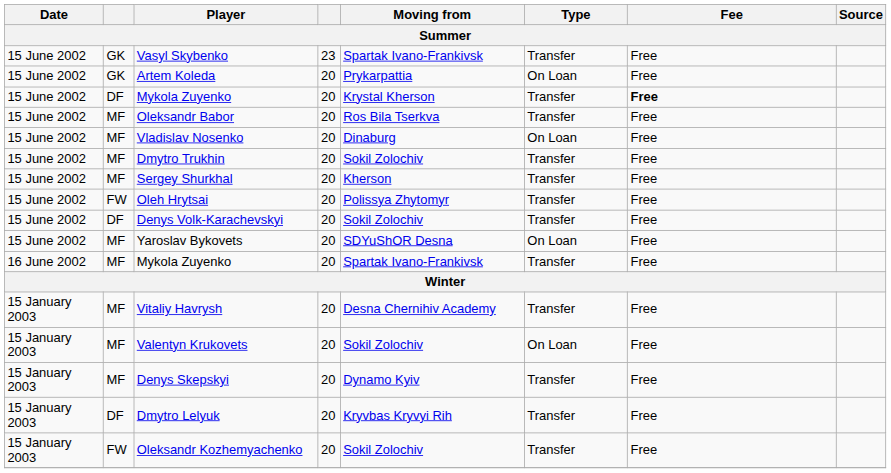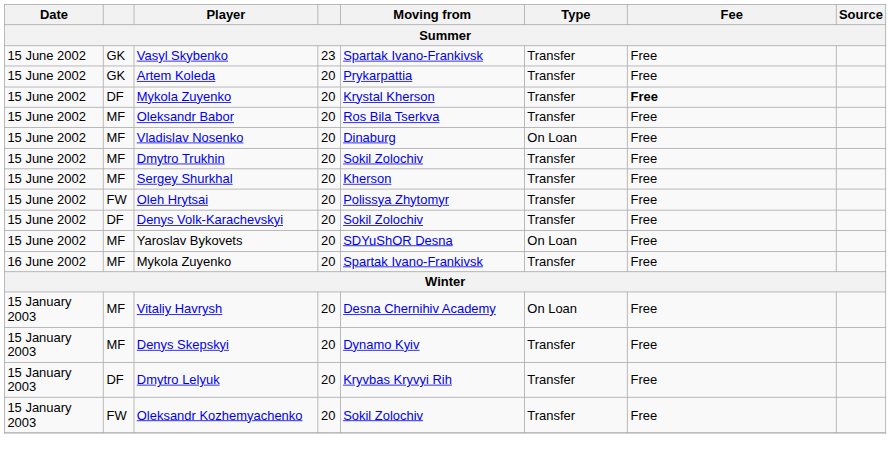(552, 76) On Loan -> (551, 76) Transfer
(551, 309) Transfer -> (552, 309) On Loan
- row: (116, 344)
